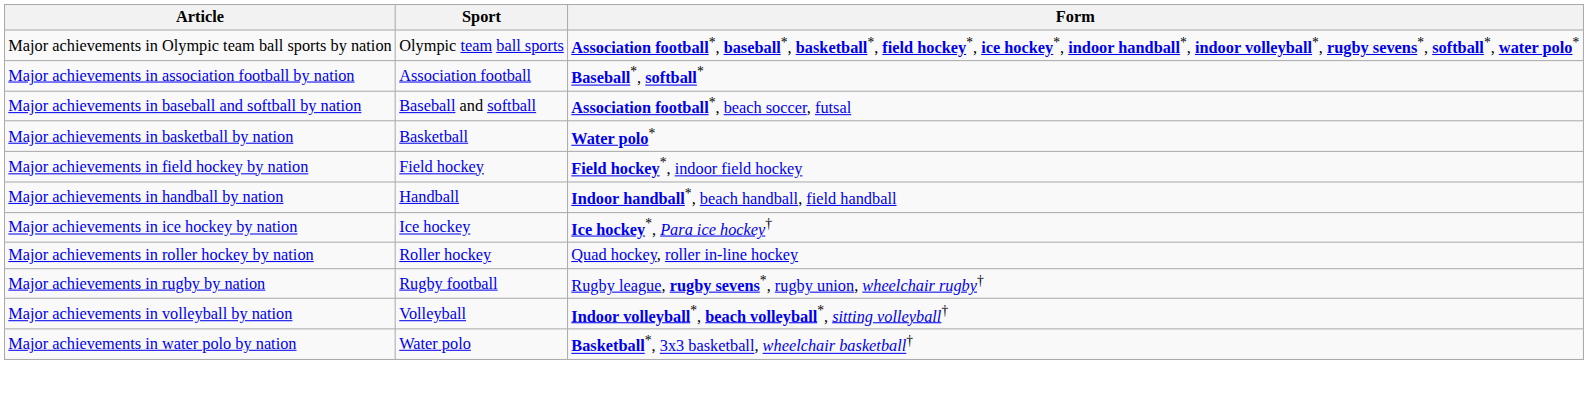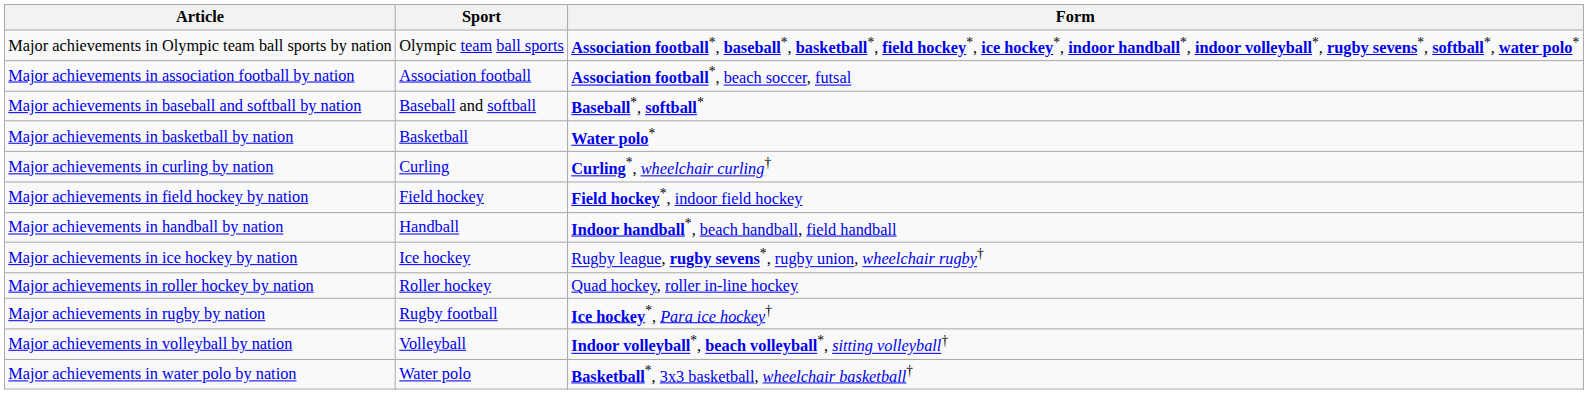(637, 75) Baseball*, softball* -> (711, 75) Association football*, beach soccer, futsal
(711, 106) Association football*, beach soccer, futsal -> (637, 106) Baseball*, softball*
+ row: (141, 166)
(672, 227) Ice hockey*, Para ice hockey† -> (778, 257) Rugby league, rugby sevens*, rugby union, wheelchair rugby†
(778, 283) Rugby league, rugby sevens*, rugby union, wheelchair rugby† -> (672, 313) Ice hockey*, Para ice hockey†
